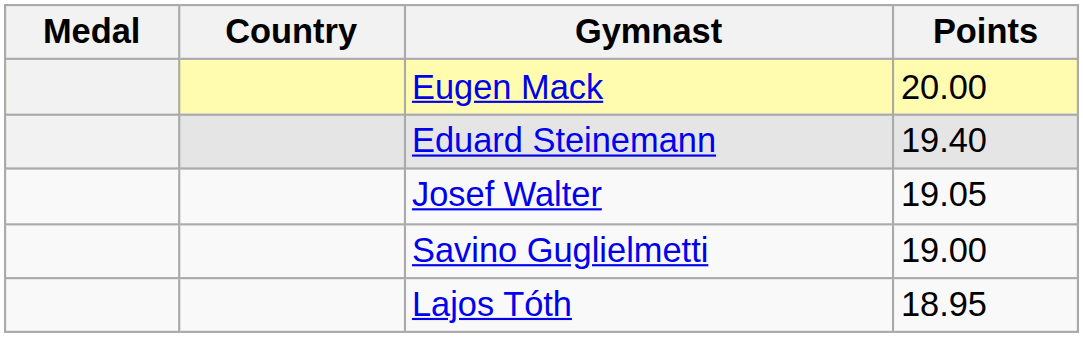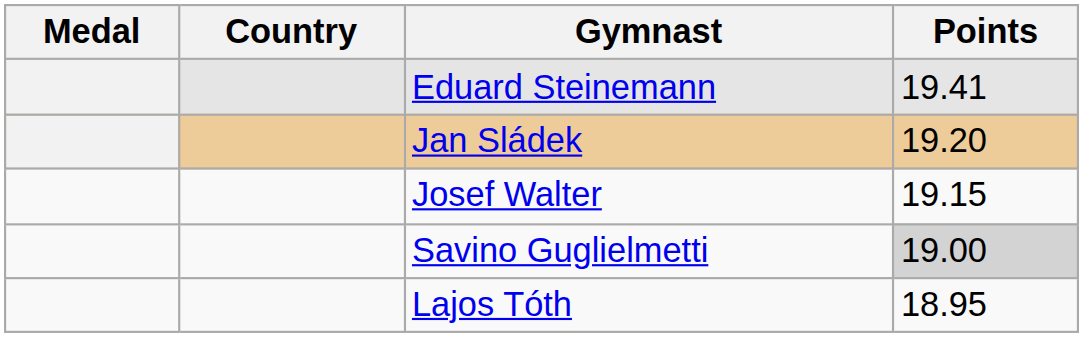- row: (508, 86)
(944, 140) 19.40 -> (944, 86) 19.41
+ row: (497, 140)
(944, 195) 19.05 -> (944, 195) 19.15
(944, 250) no background -> (944, 250) lightgrey background
